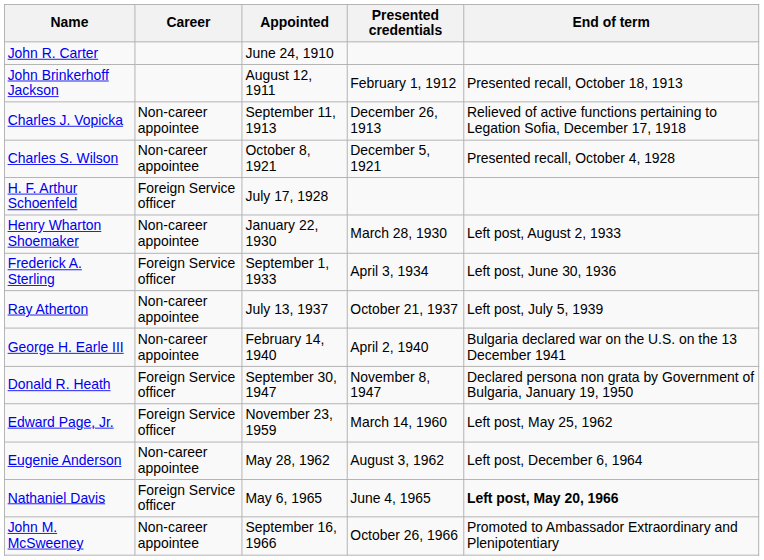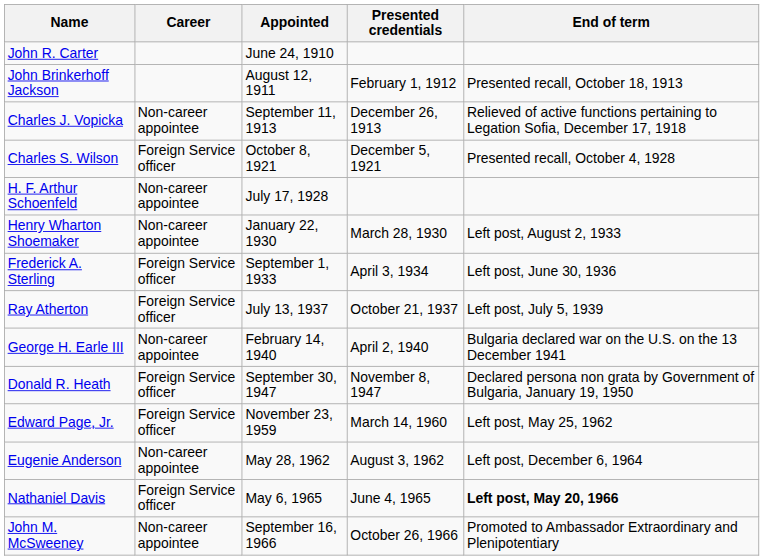(173, 158) Non-career appointee -> (187, 158) Foreign Service officer
(187, 196) Foreign Service officer -> (173, 196) Non-career appointee
(173, 309) Non-career appointee -> (187, 309) Foreign Service officer
